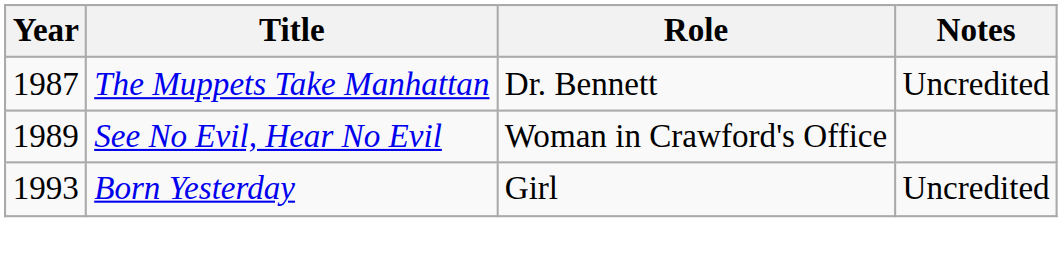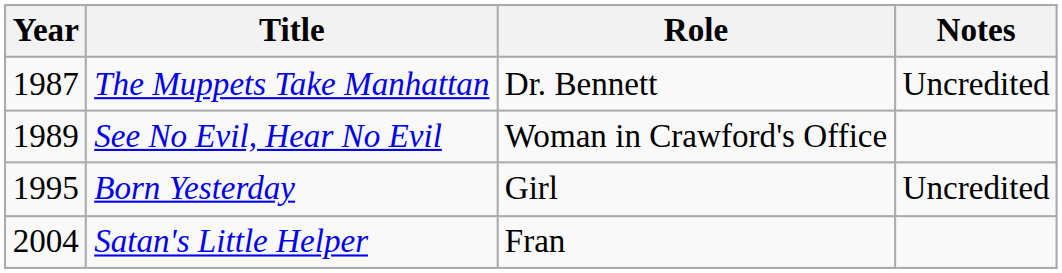(46, 188) 1993 -> (46, 188) 1995
+ row: (231, 240)
